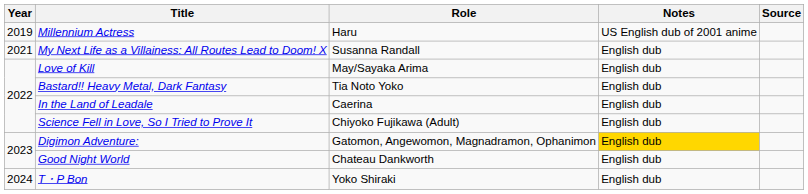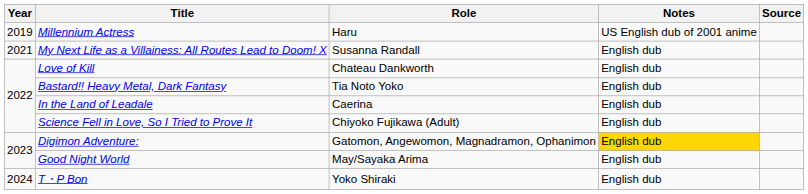(380, 68) May/Sayaka Arima -> (383, 68) Chateau Dankworth
(383, 159) Chateau Dankworth -> (380, 159) May/Sayaka Arima
